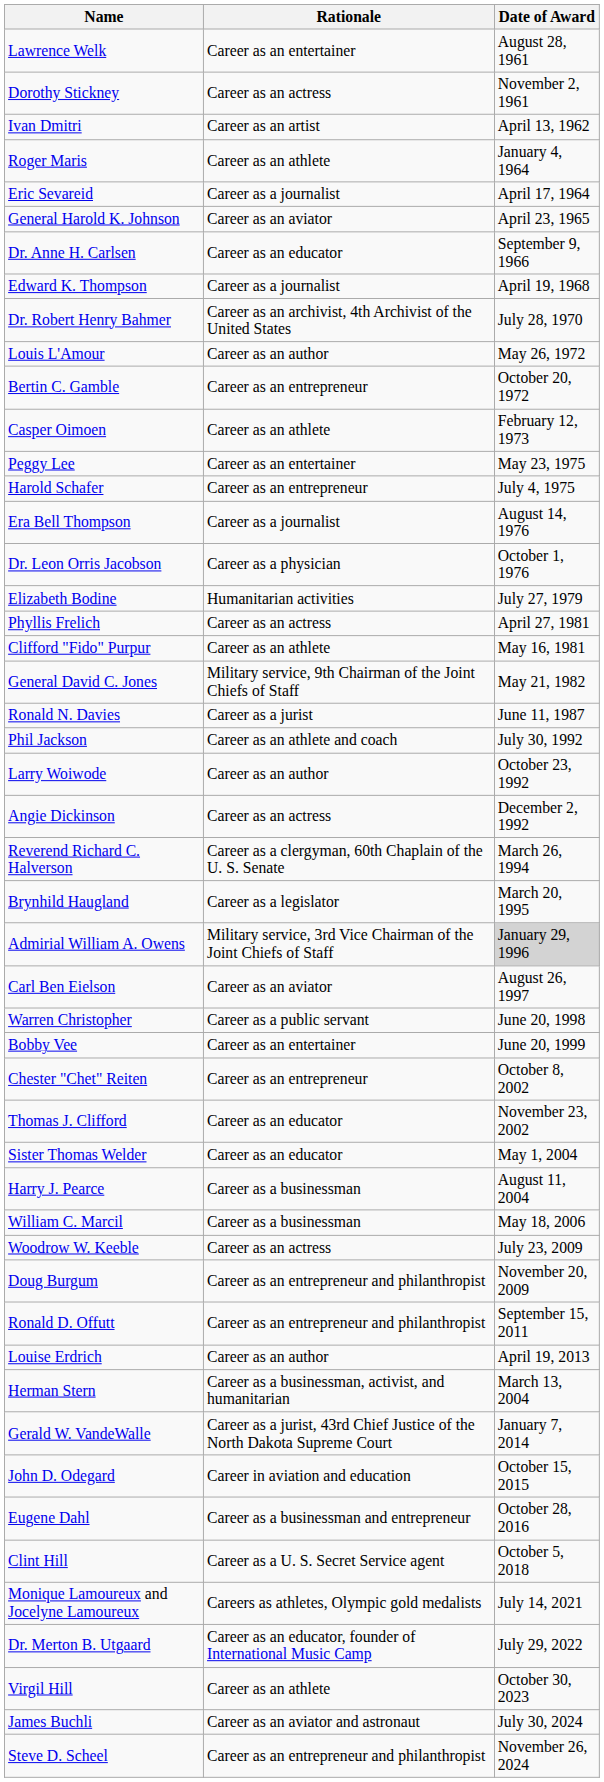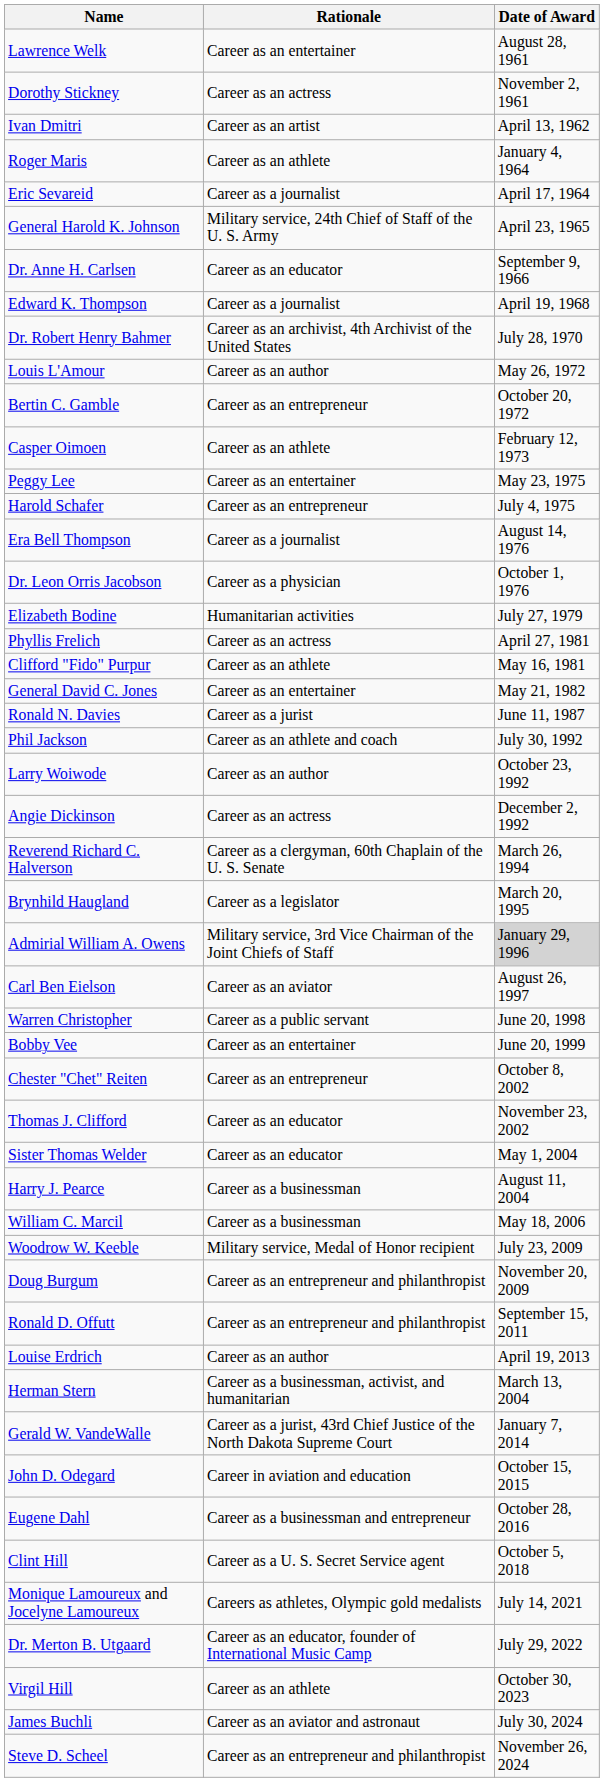(269, 219) Career as an aviator -> (340, 227) Military service, 24th Chief of Staff of the U. S. Army
(341, 681) Military service, 9th Chairman of the Joint Chiefs of Staff -> (281, 690) Career as an entertainer
(269, 1247) Career as an actress -> (341, 1247) Military service, Medal of Honor recipient
